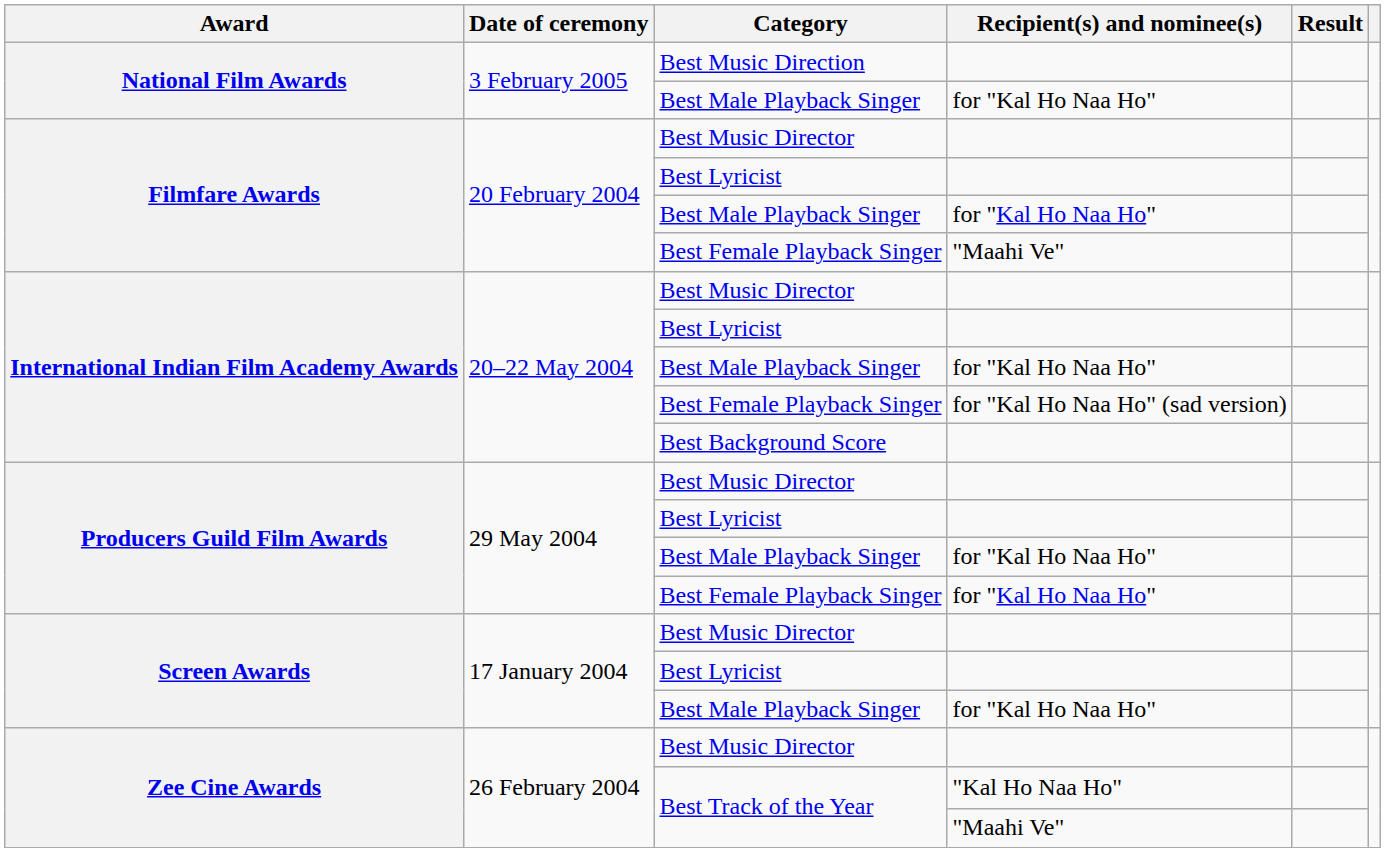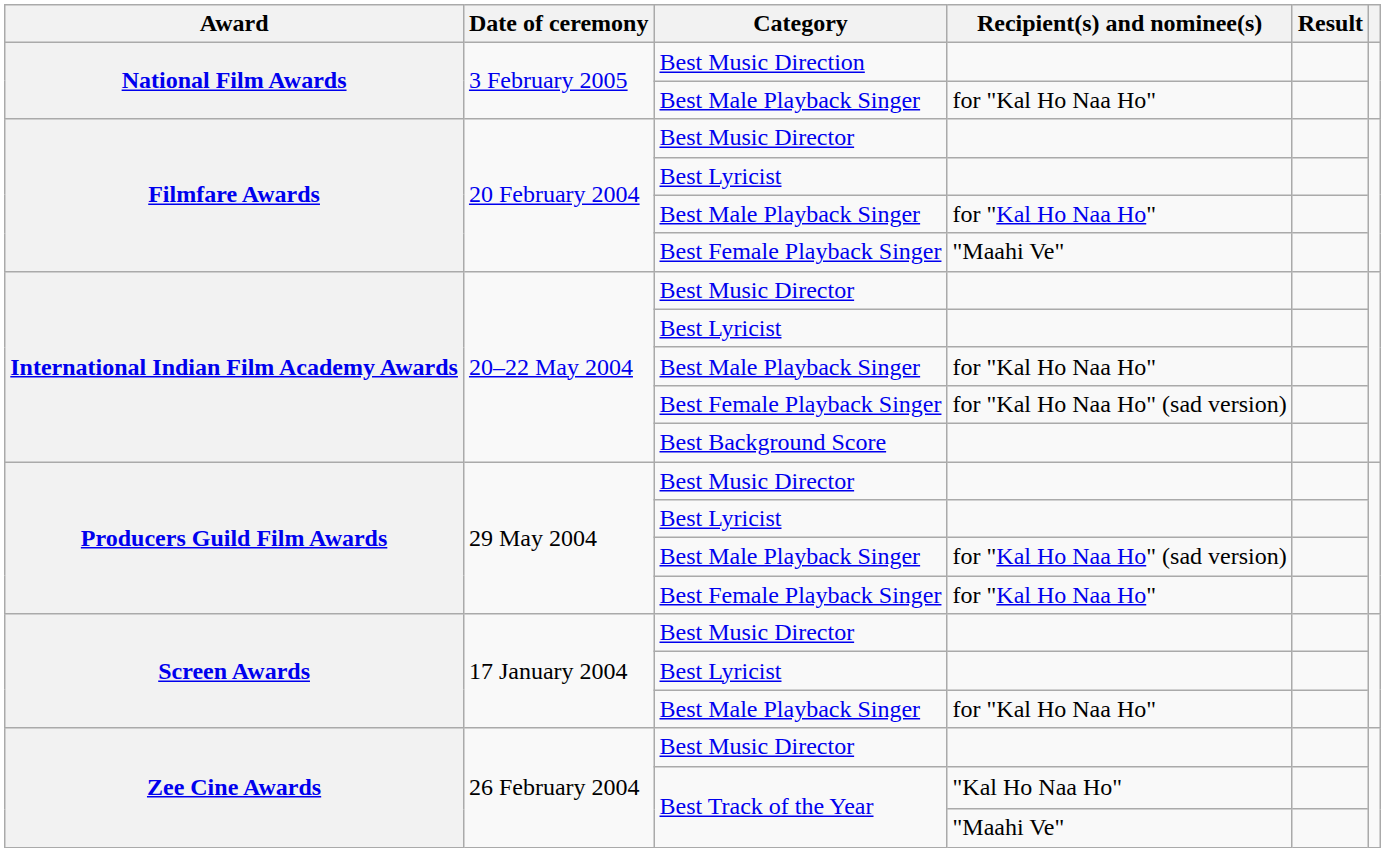(1054, 556) for "Kal Ho Naa Ho" -> (1120, 556) for "Kal Ho Naa Ho" (sad version)
